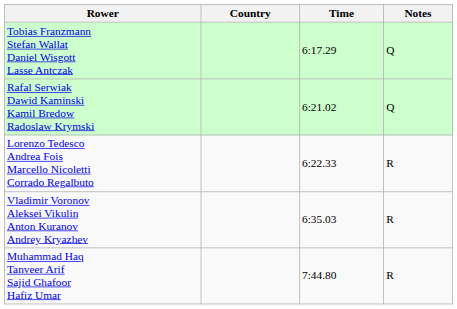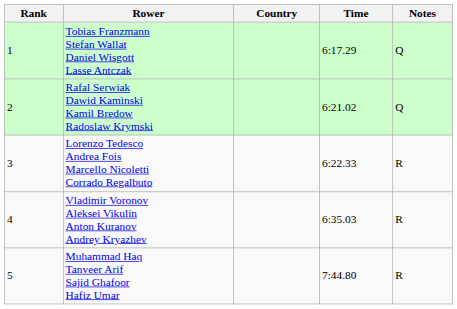+ column: (34, 13)
